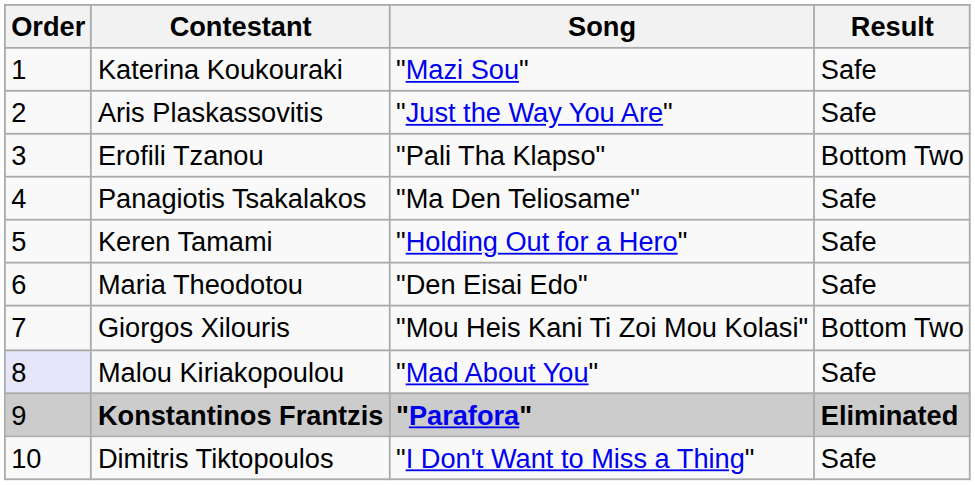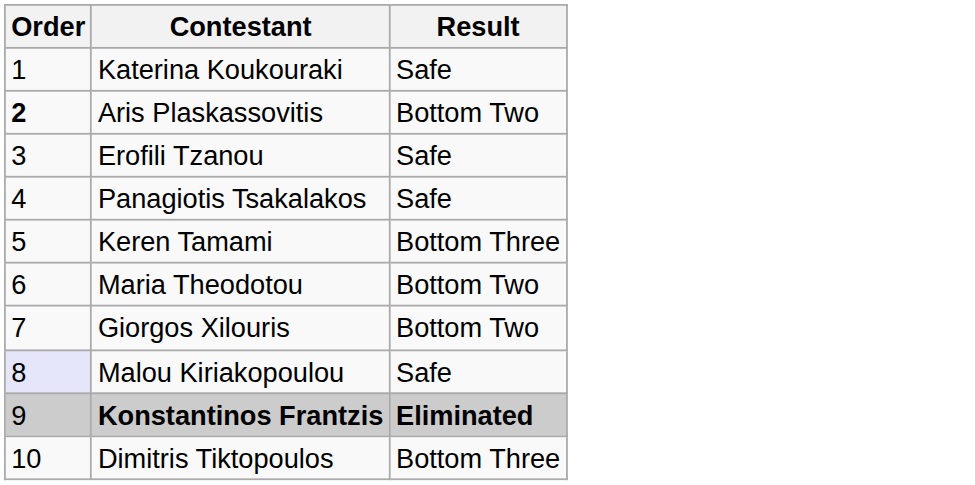- column: (602, 27)
(19, 113) normal -> (19, 113) bold
(849, 113) Safe -> (468, 113) Bottom Two
(892, 156) Bottom Two -> (424, 156) Safe
(849, 242) Safe -> (478, 242) Bottom Three
(849, 285) Safe -> (468, 285) Bottom Two
(849, 457) Safe -> (478, 457) Bottom Three
